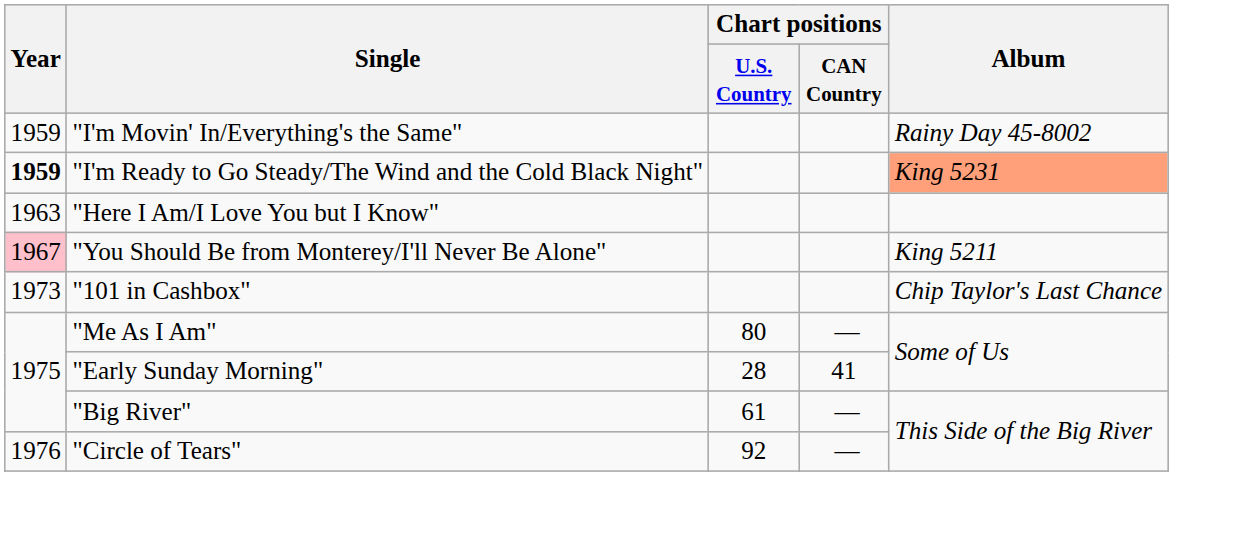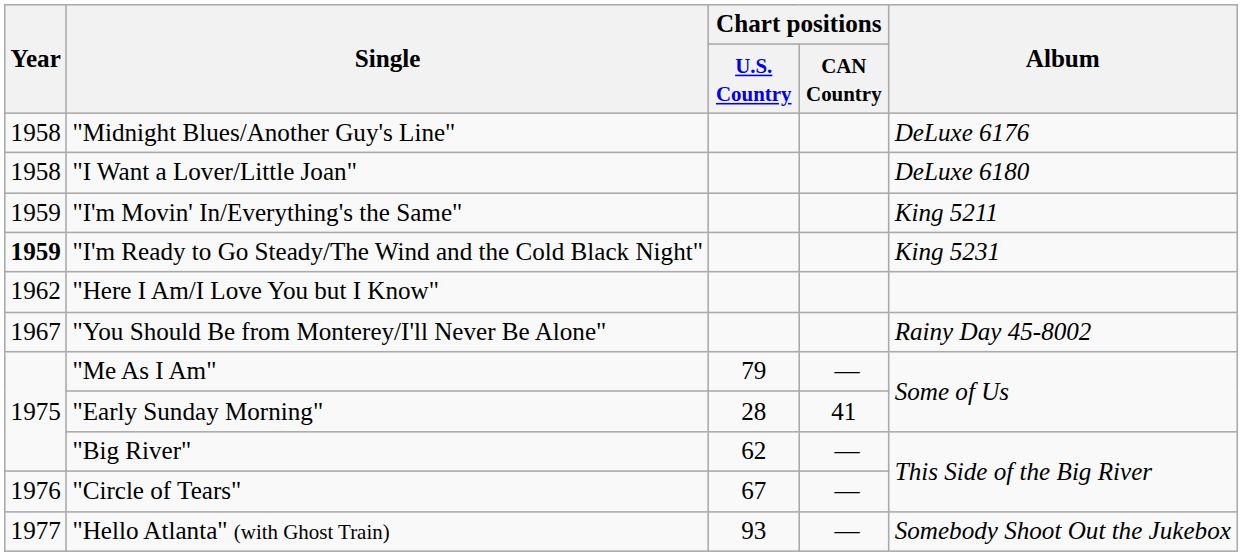+ row: (264, 132)
+ row: (215, 172)
(993, 132) Rainy Day 45-8002 -> (946, 212) King 5211
(947, 172) lightsalmon background -> (947, 251) no background
(36, 212) 1963 -> (36, 291) 1962
(36, 251) pink background -> (36, 331) no background
(946, 251) King 5211 -> (993, 331) Rainy Day 45-8002
- row: (162, 291)
(754, 331) 80 -> (754, 371) 79
(754, 411) 61 -> (754, 451) 62
(754, 451) 92 -> (754, 490) 67
+ row: (231, 530)
